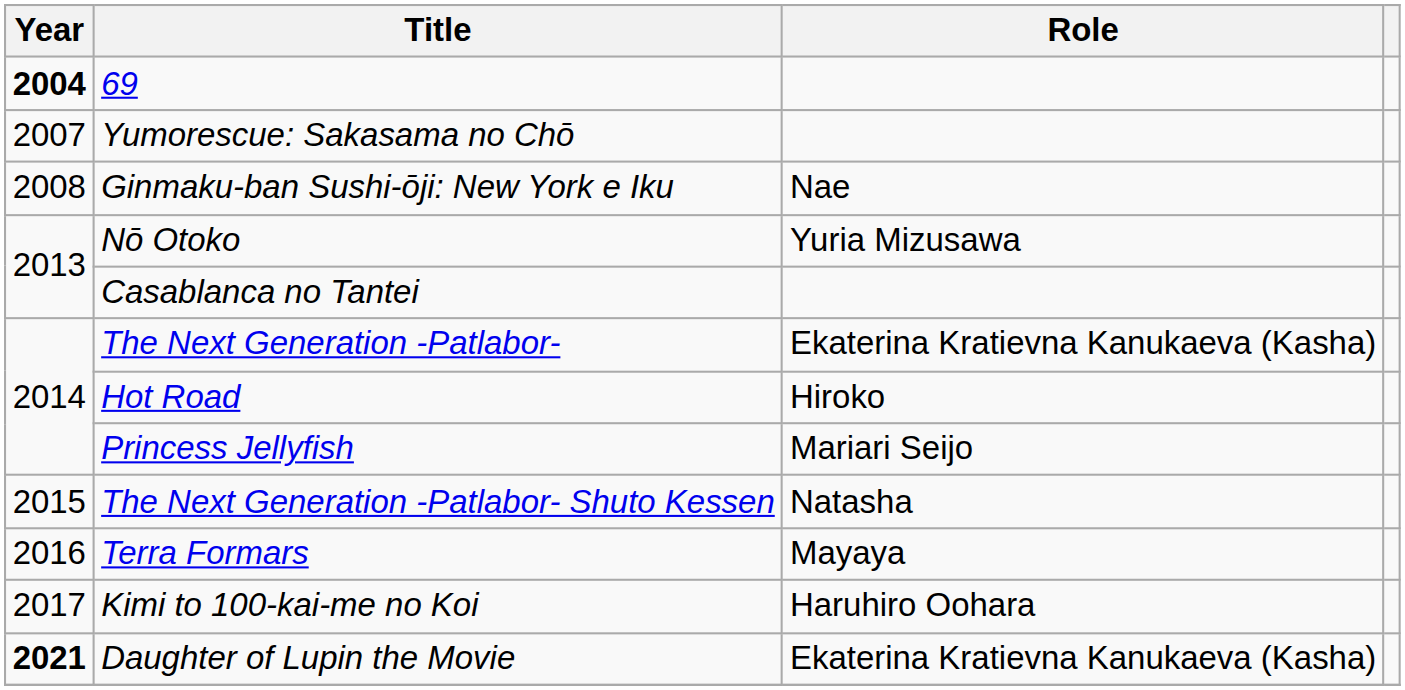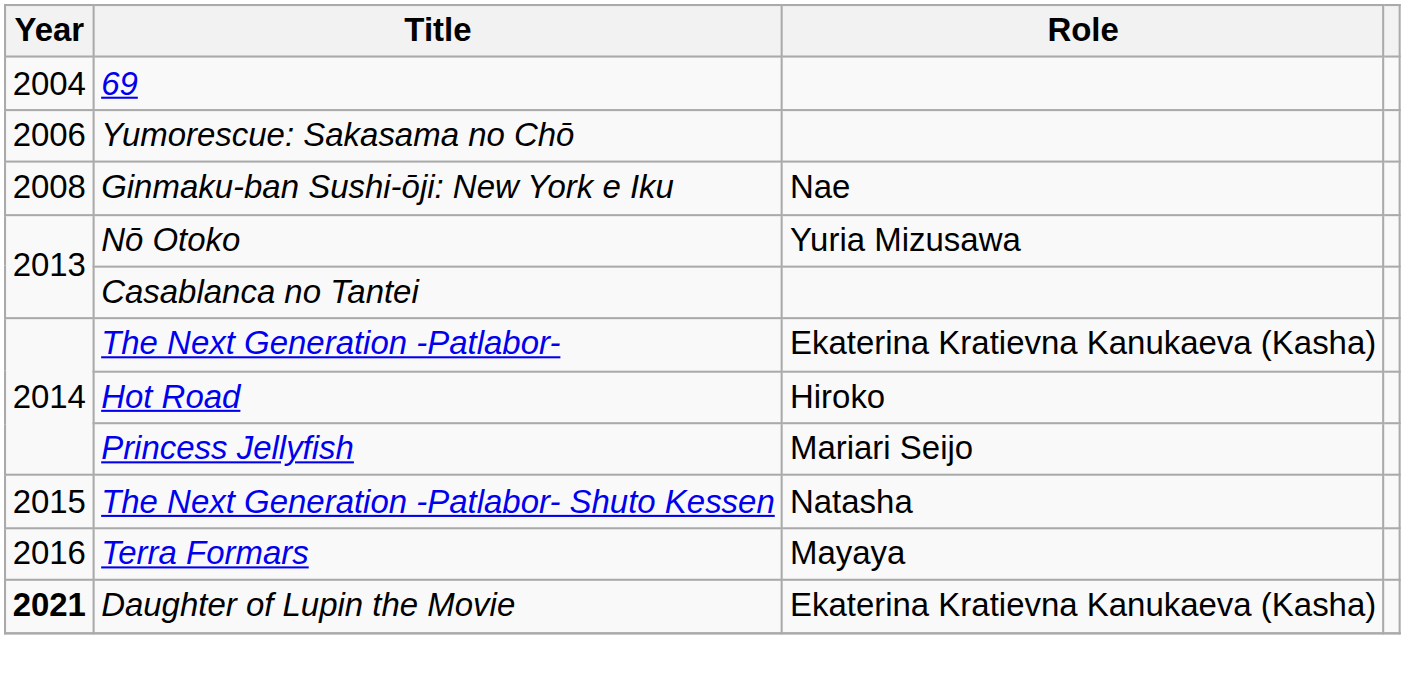(49, 82) bold -> (49, 82) normal
(49, 135) 2007 -> (49, 135) 2006
- row: (290, 605)
